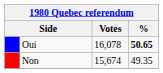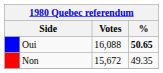(108, 44) 16,078 -> (108, 44) 16,088
(108, 60) 15,674 -> (108, 60) 15,672
